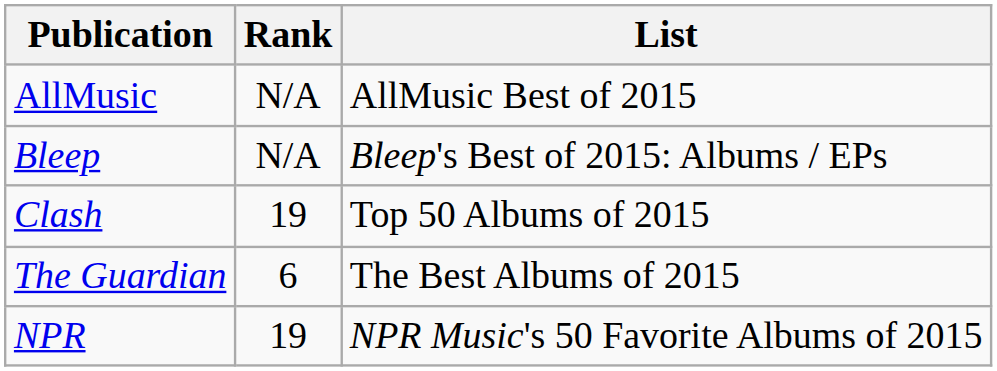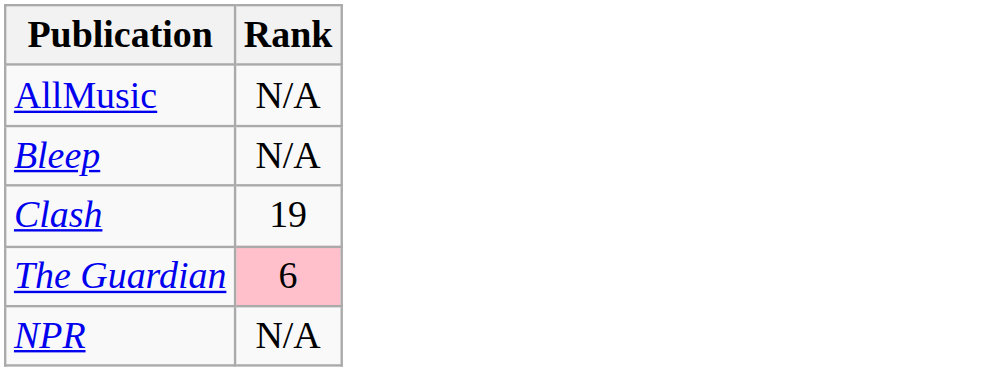- column: (666, 34)
(288, 275) no background -> (288, 275) pink background
(288, 335) 19 -> (288, 335) N/A
